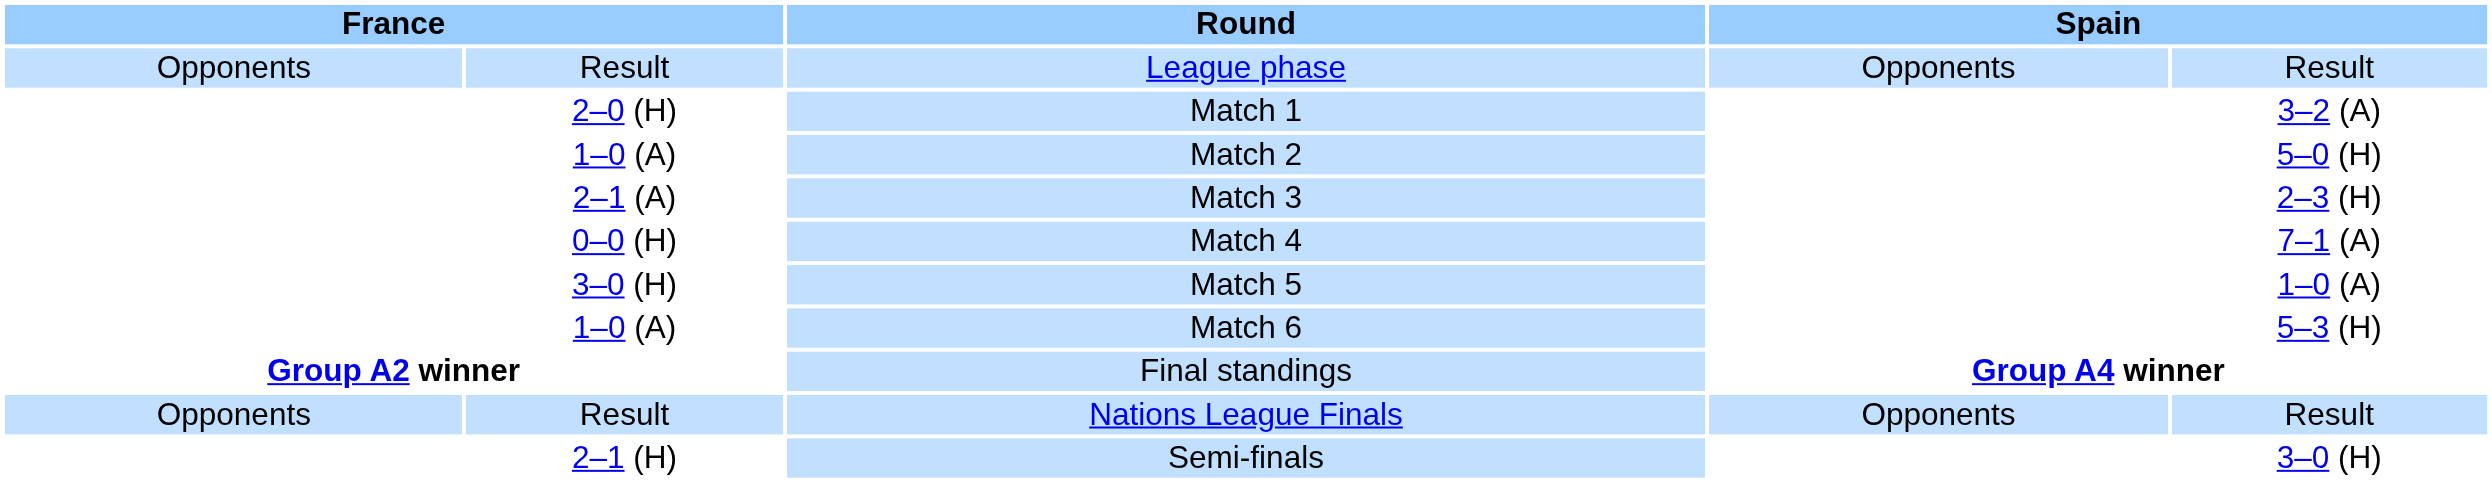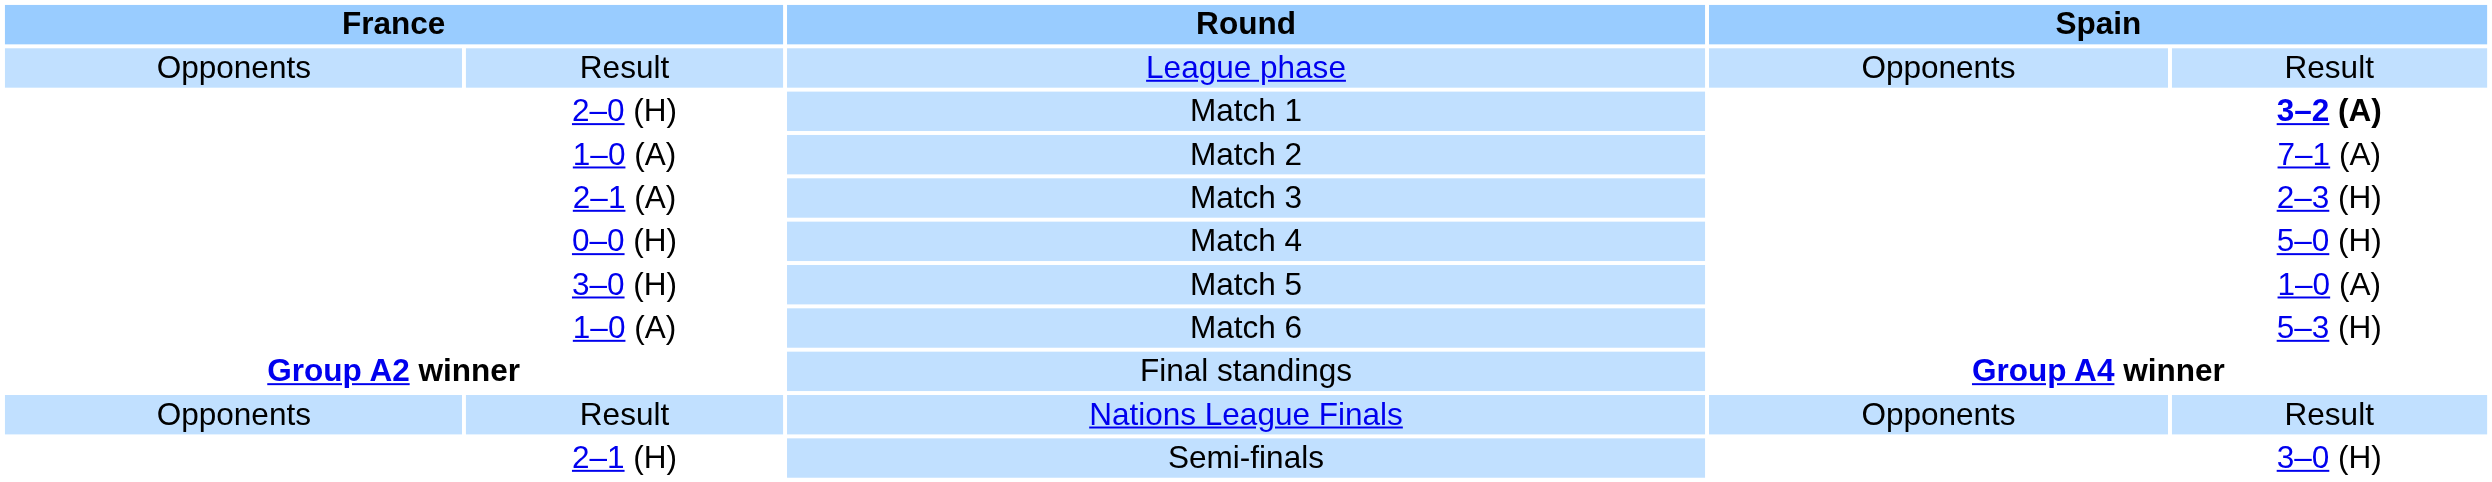(2329, 110) normal -> (2329, 110) bold
(2329, 154) 5–0 (H) -> (2329, 154) 7–1 (A)
(2329, 240) 7–1 (A) -> (2329, 240) 5–0 (H)
